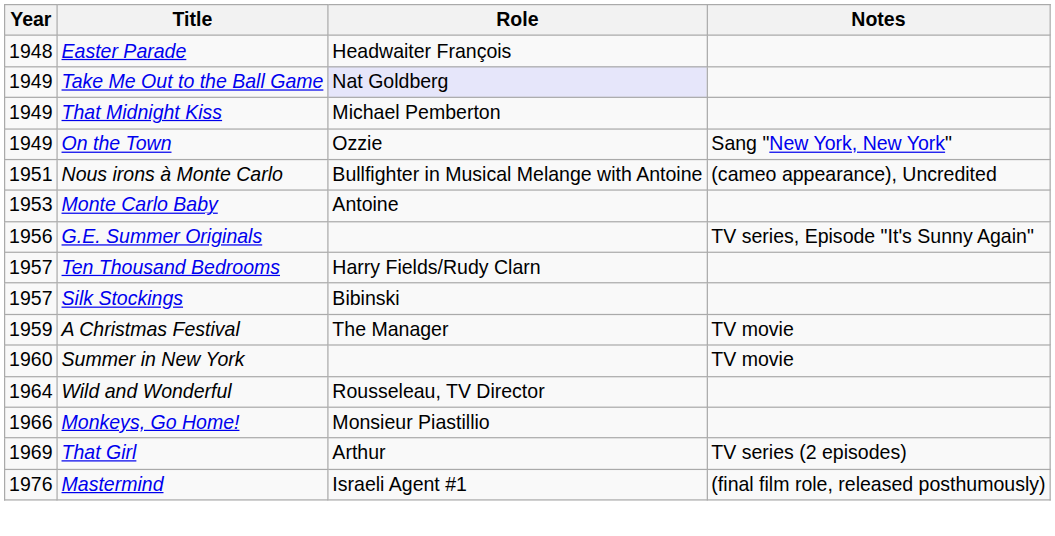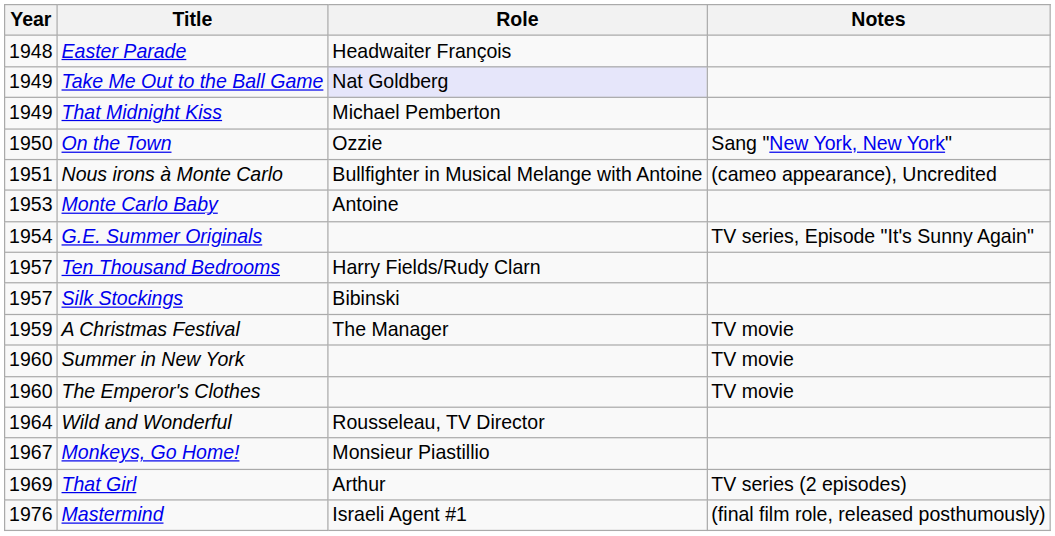(31, 143) 1949 -> (31, 143) 1950
(31, 236) 1956 -> (31, 236) 1954
+ row: (161, 391)
(31, 422) 1966 -> (31, 453) 1967
